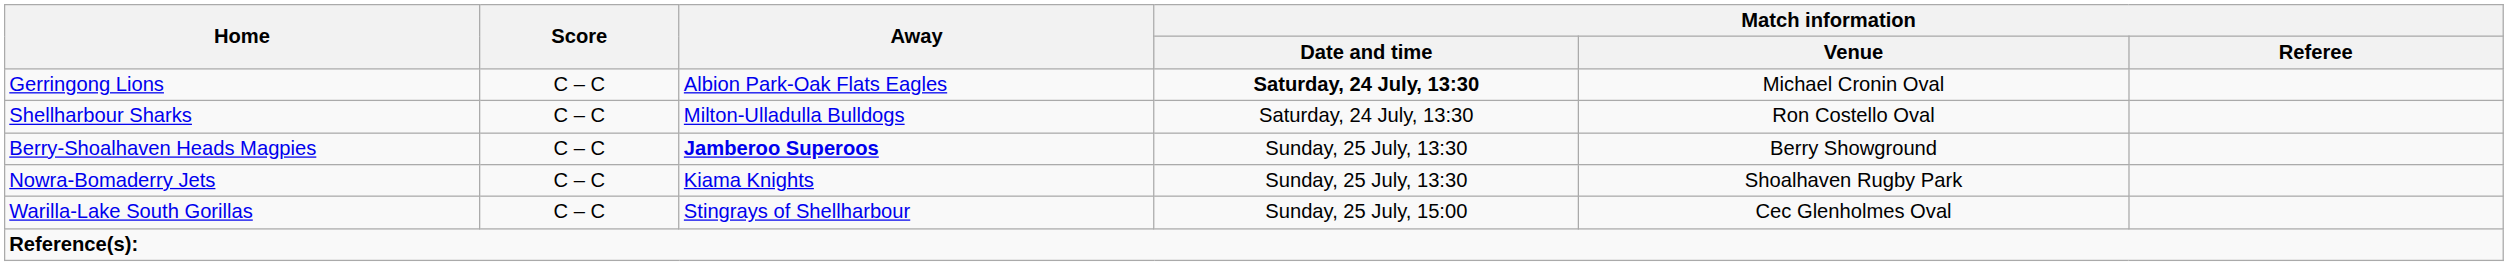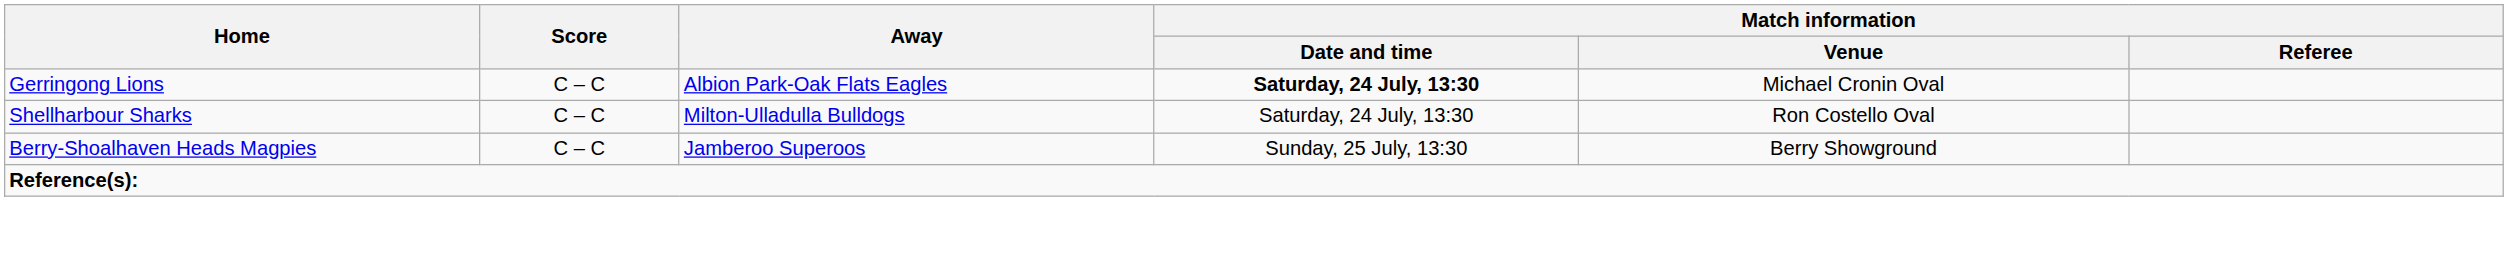(781, 148) bold -> (775, 148) normal
- row: (112, 180)
- row: (131, 212)
